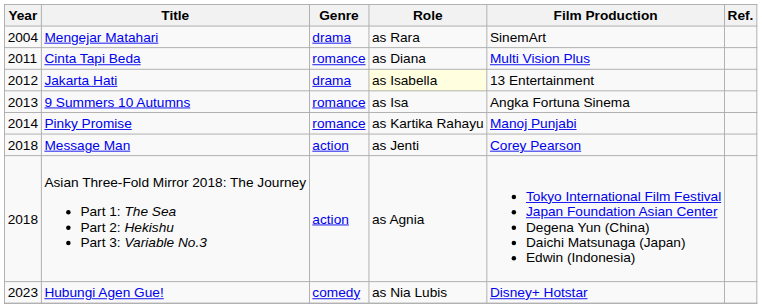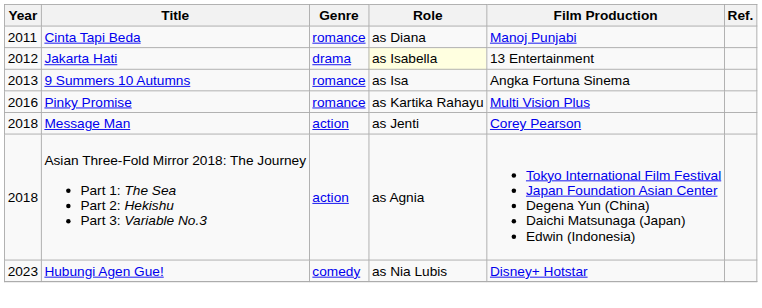- row: (101, 37)
(540, 59) Multi Vision Plus -> (533, 37) Manoj Punjabi
(23, 124) 2014 -> (23, 102) 2016
(533, 124) Manoj Punjabi -> (540, 102) Multi Vision Plus
